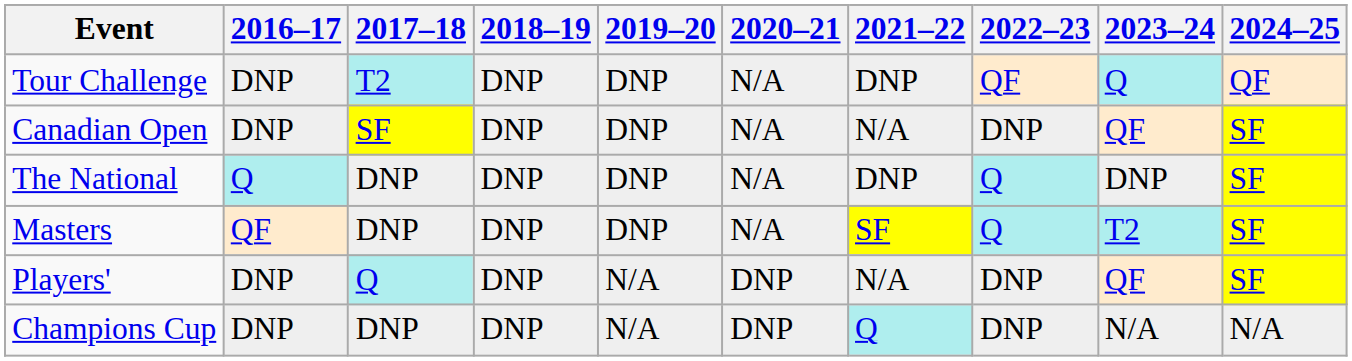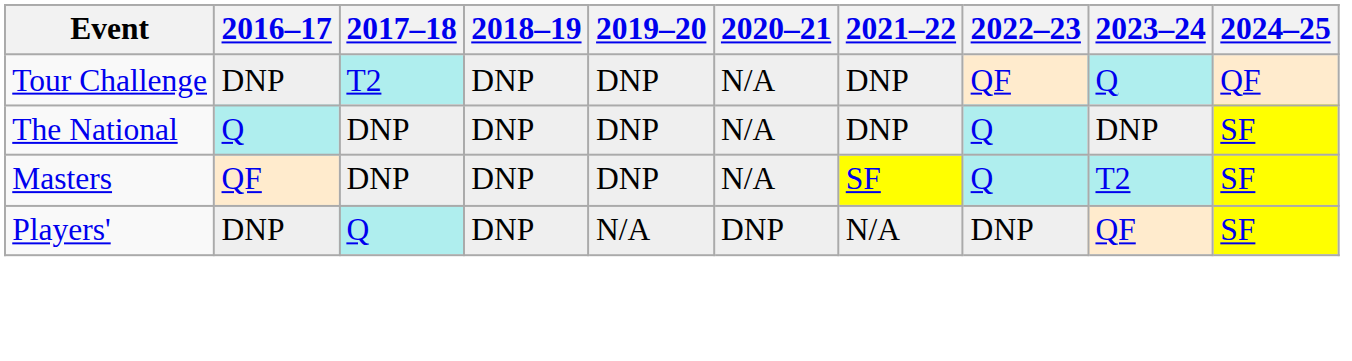- row: (110, 129)
- row: (114, 329)
